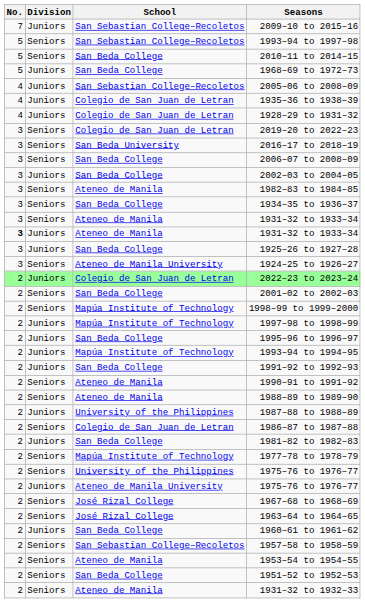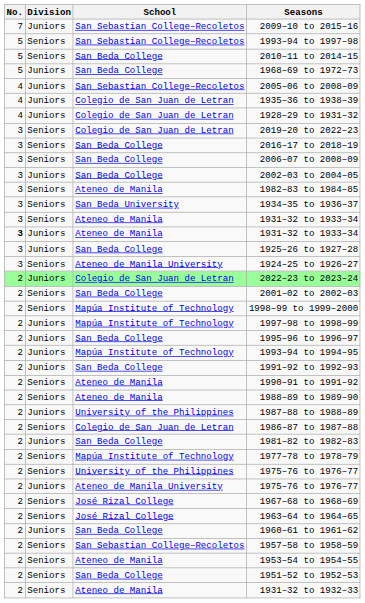(127, 145) San Beda University -> (119, 145) San Beda College
(119, 205) San Beda College -> (127, 205) San Beda University
